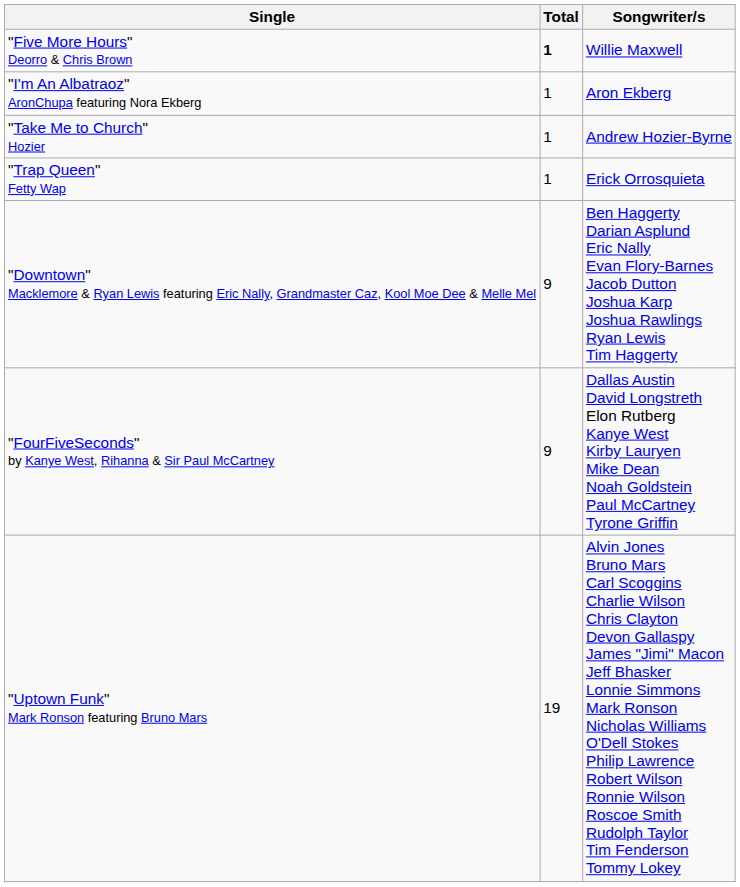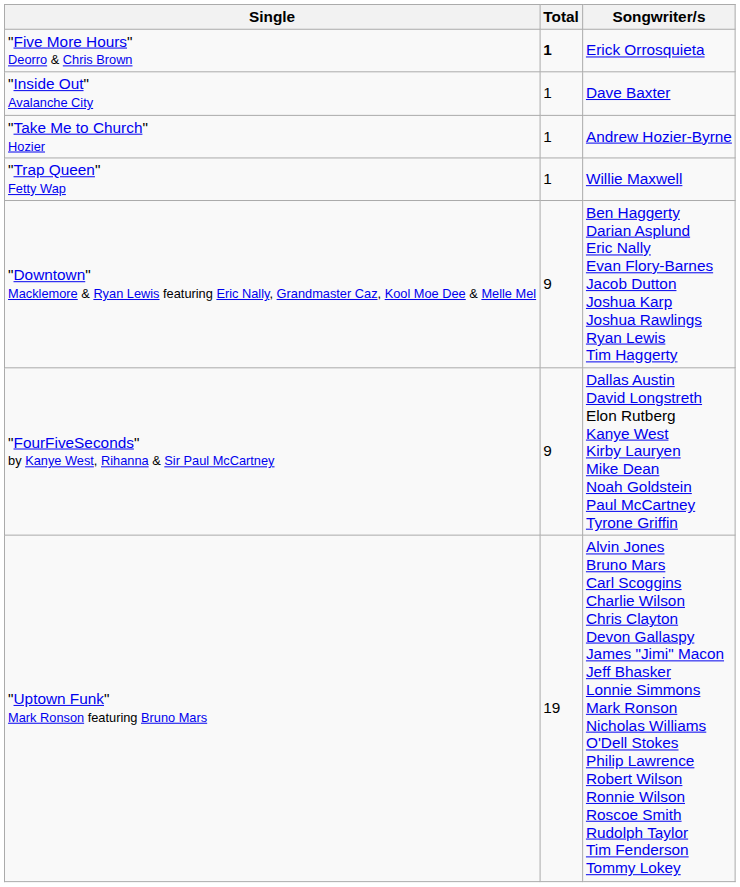(634, 50) Willie Maxwell -> (645, 50) Erick Orrosquieta
- row: (105, 93)
+ row: (51, 93)
(645, 178) Erick Orrosquieta -> (634, 178) Willie Maxwell
